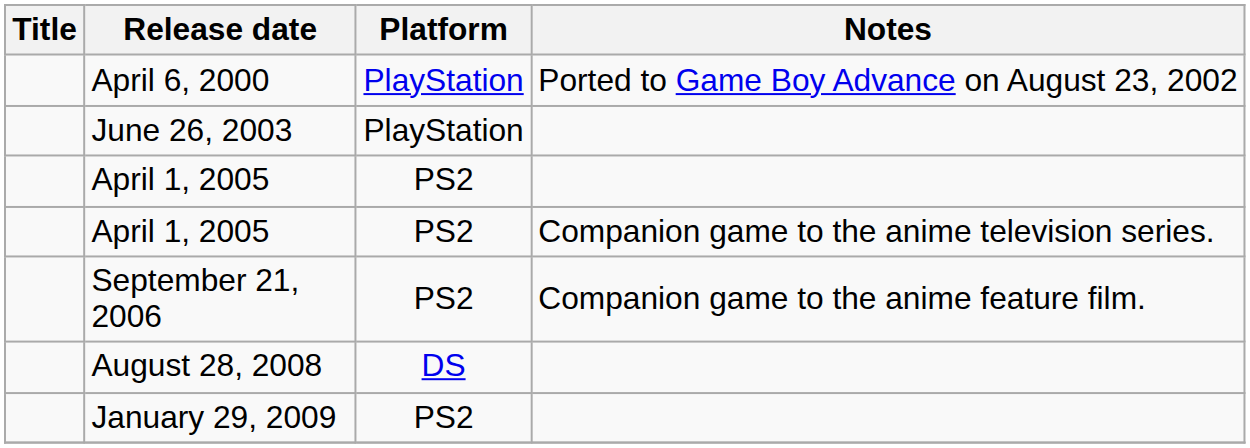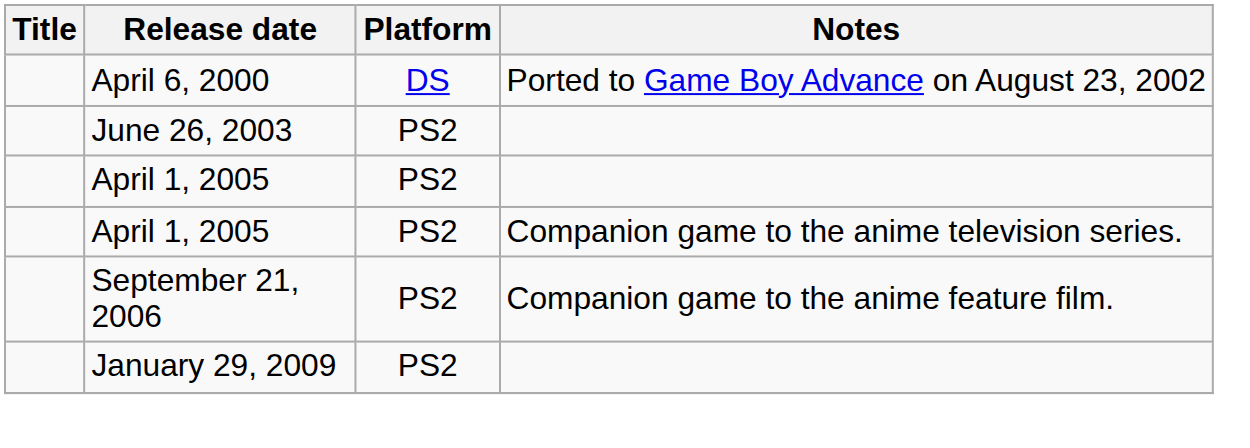(444, 79) PlayStation -> (428, 79) DS
(444, 130) PlayStation -> (428, 130) PS2
- row: (207, 366)
